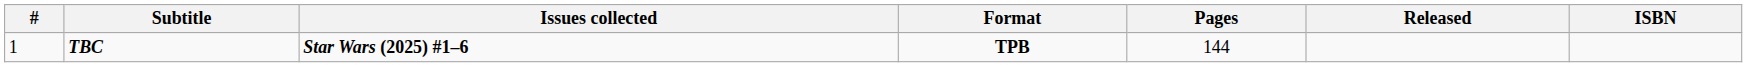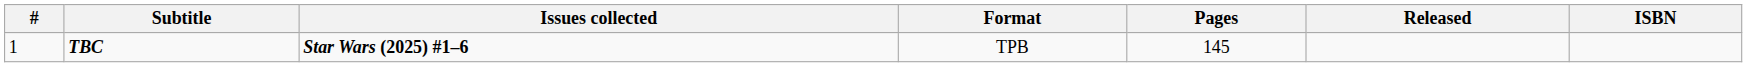(1012, 47) bold -> (1012, 47) normal
(1216, 47) 144 -> (1216, 47) 145
